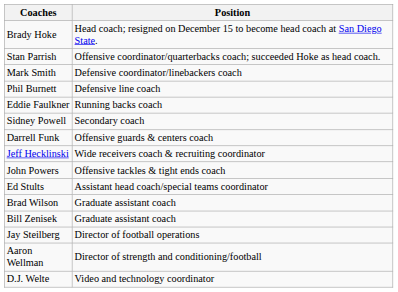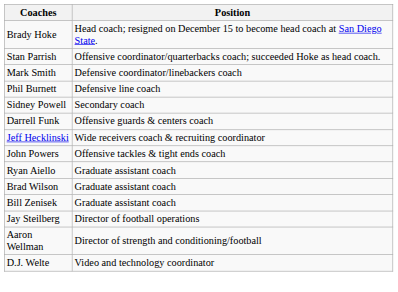- row: (38, 105)
- row: (25, 186)
+ row: (31, 170)
